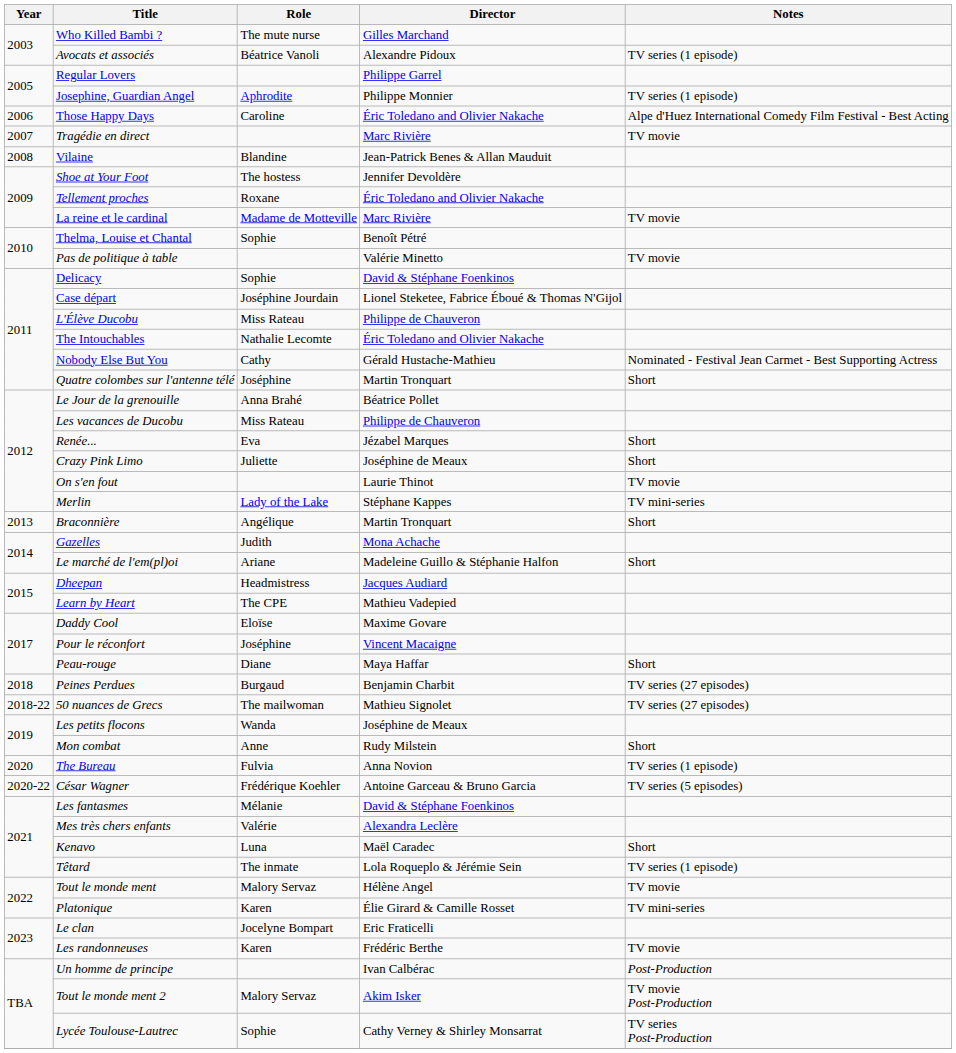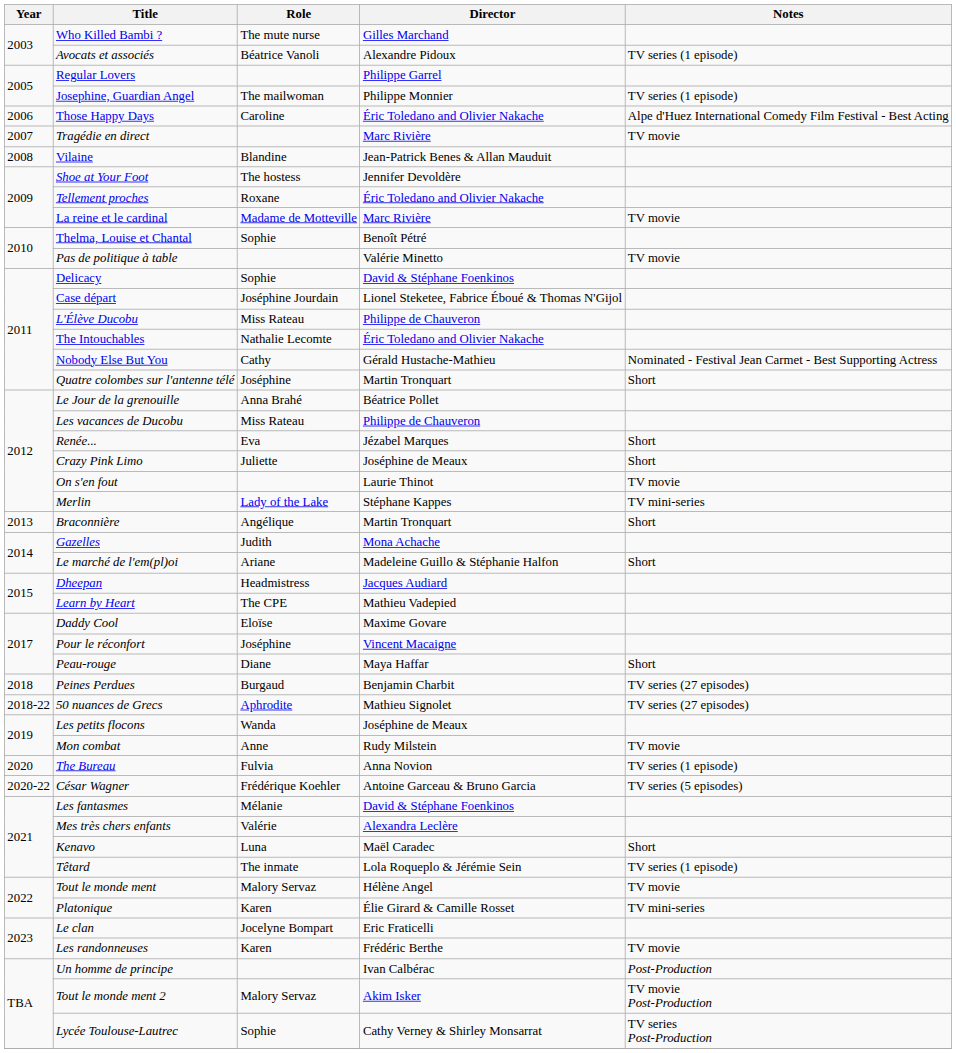(266, 95) Aphrodite -> (282, 95) The mailwoman
(282, 704) The mailwoman -> (266, 704) Aphrodite
(642, 745) Short -> (654, 745) TV movie
